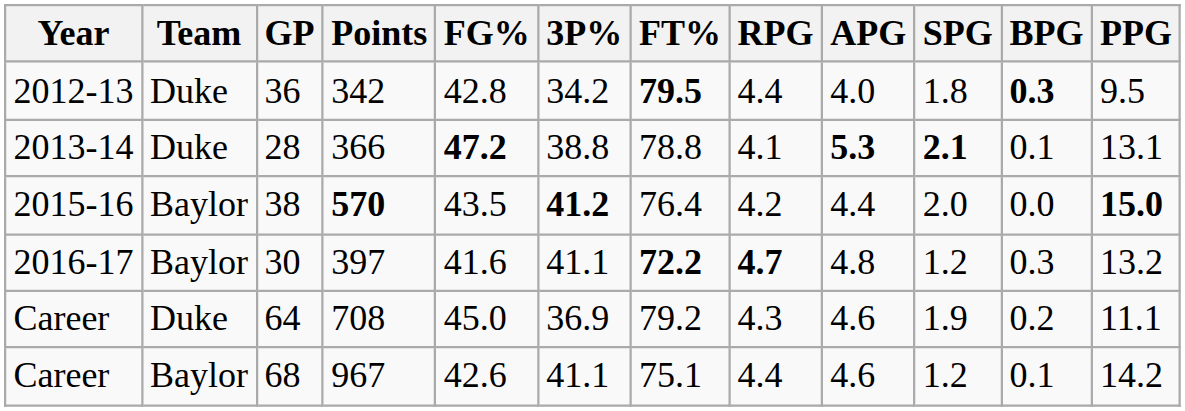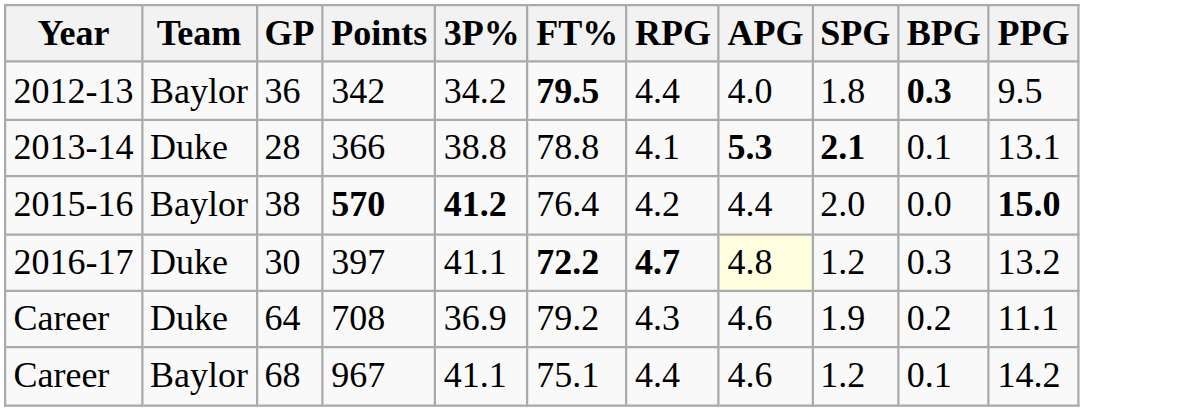- column: (487, 33)
(189, 90) Duke -> (199, 90) Baylor
(199, 261) Baylor -> (189, 261) Duke
(853, 261) no background -> (750, 261) lightyellow background
